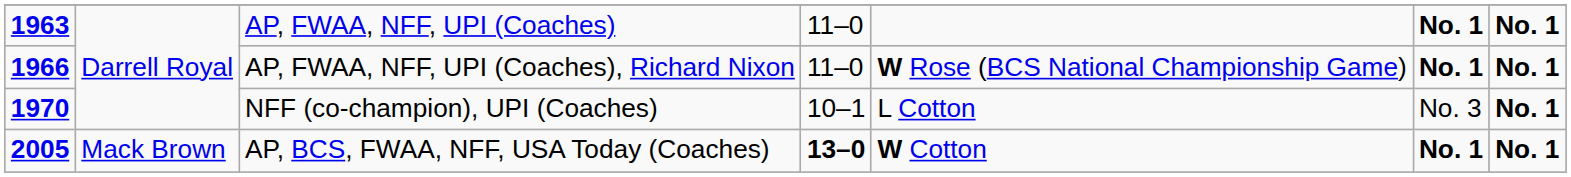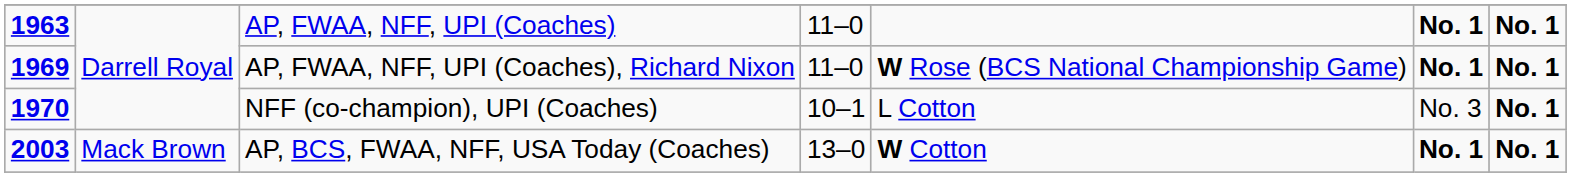(40, 66) 1966 -> (40, 66) 1969
(40, 150) 2005 -> (40, 150) 2003
(836, 150) bold -> (836, 150) normal
